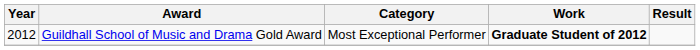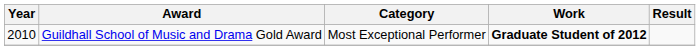(22, 34) 2012 -> (22, 34) 2010
